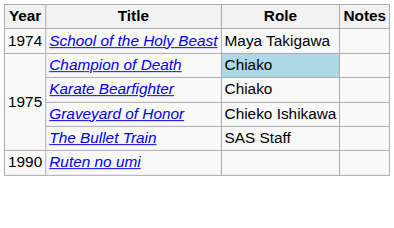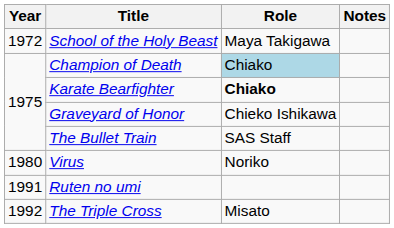(25, 41) 1974 -> (25, 41) 1972
(248, 89) normal -> (250, 89) bold
+ row: (67, 162)
(25, 162) 1990 -> (25, 187) 1991
+ row: (105, 211)
